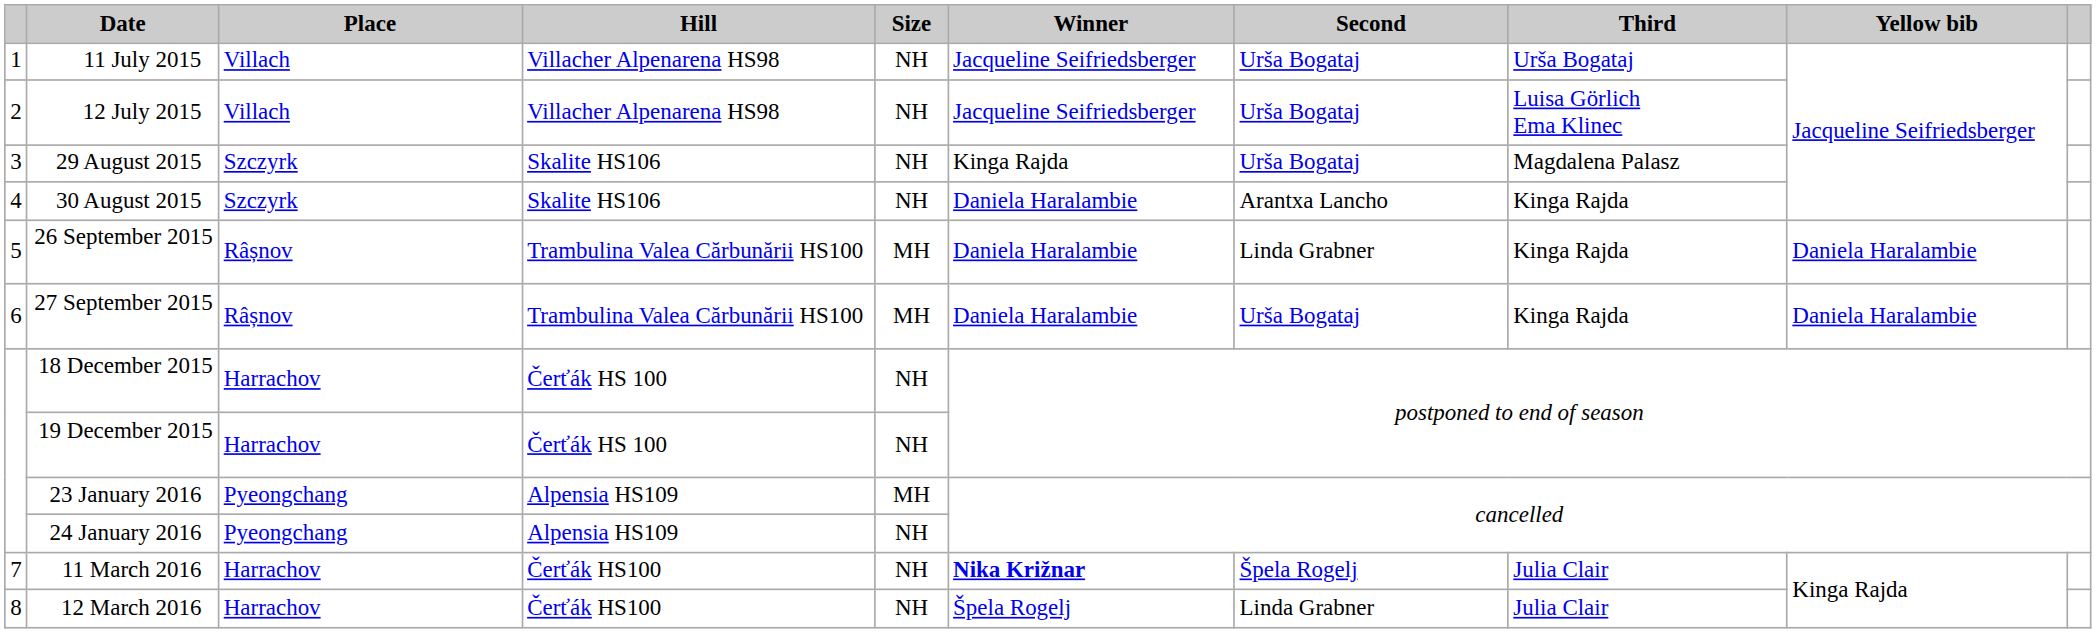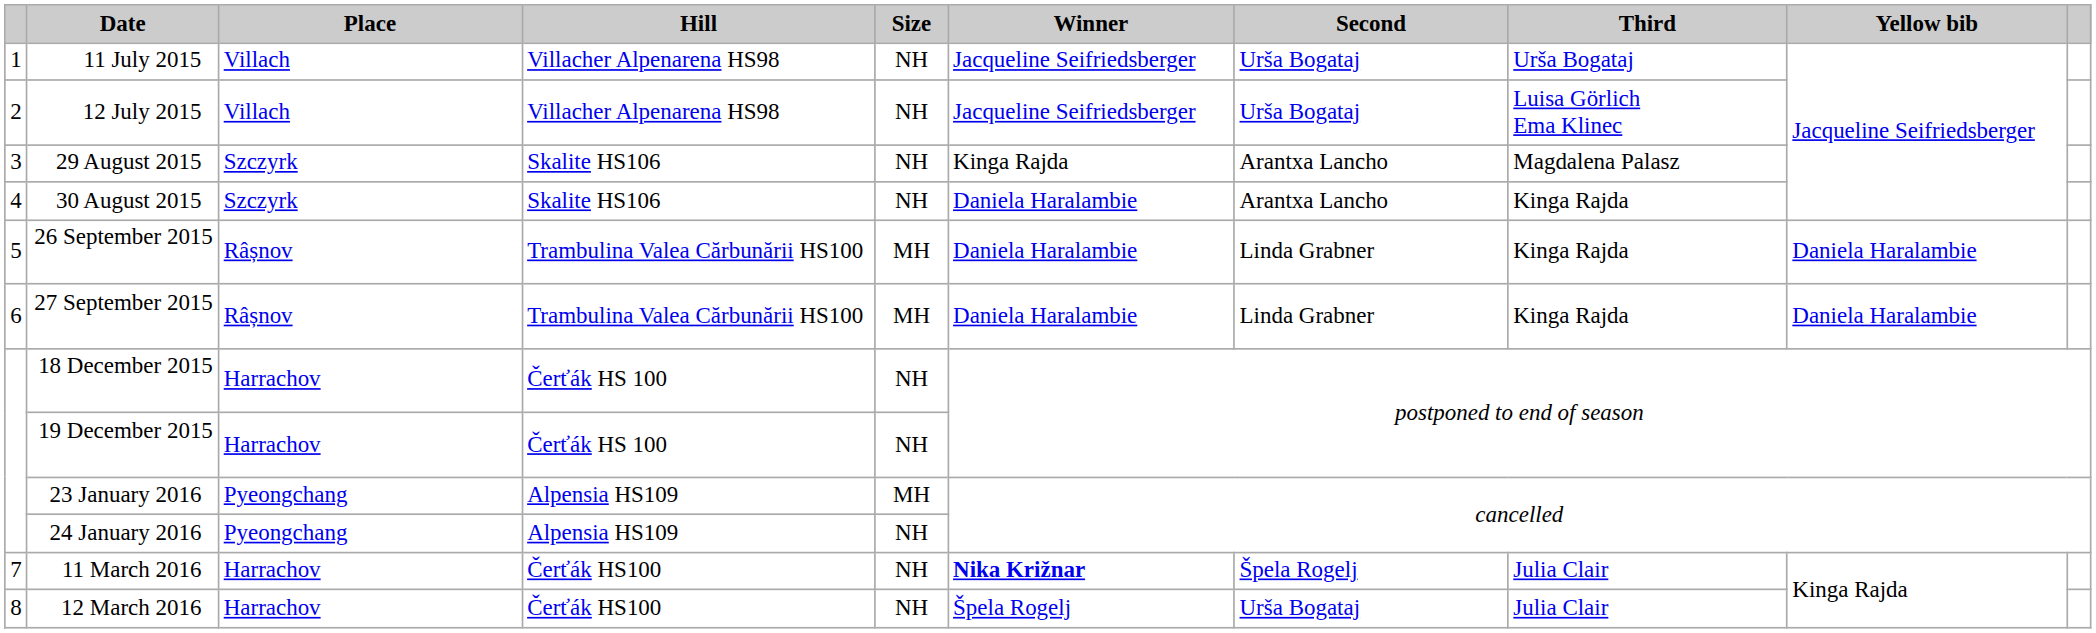(1300, 162) Urša Bogataj -> (1314, 162) Arantxa Lancho
(1300, 315) Urša Bogataj -> (1307, 315) Linda Grabner
(1307, 607) Linda Grabner -> (1300, 607) Urša Bogataj
